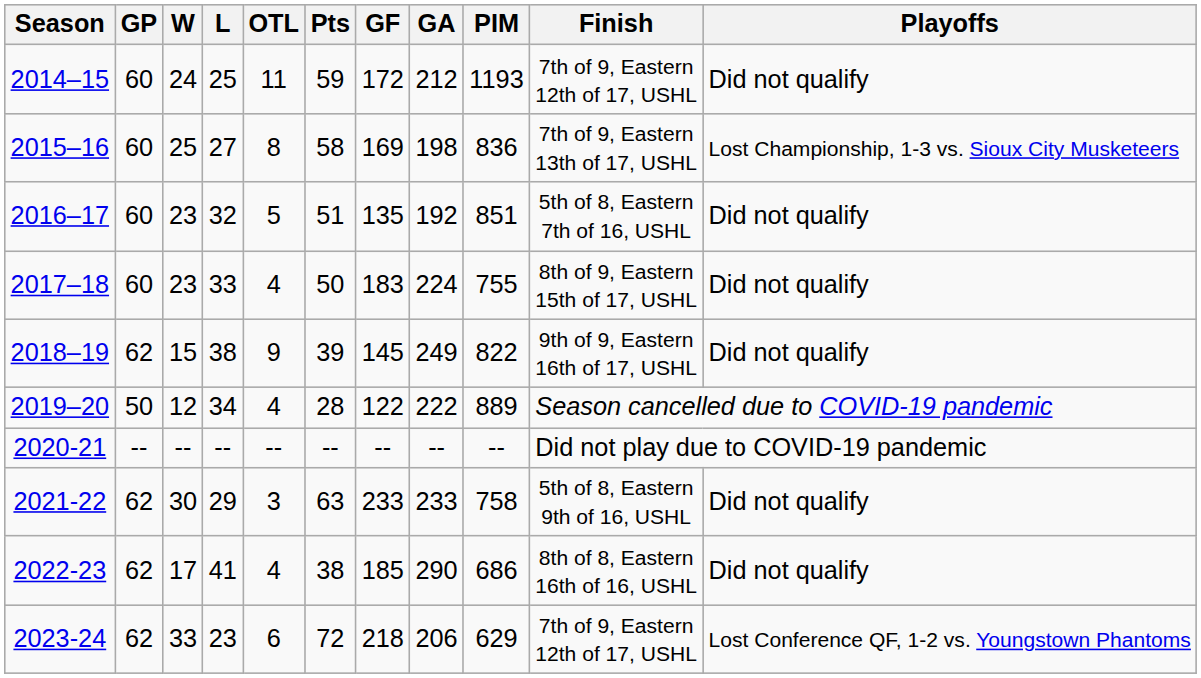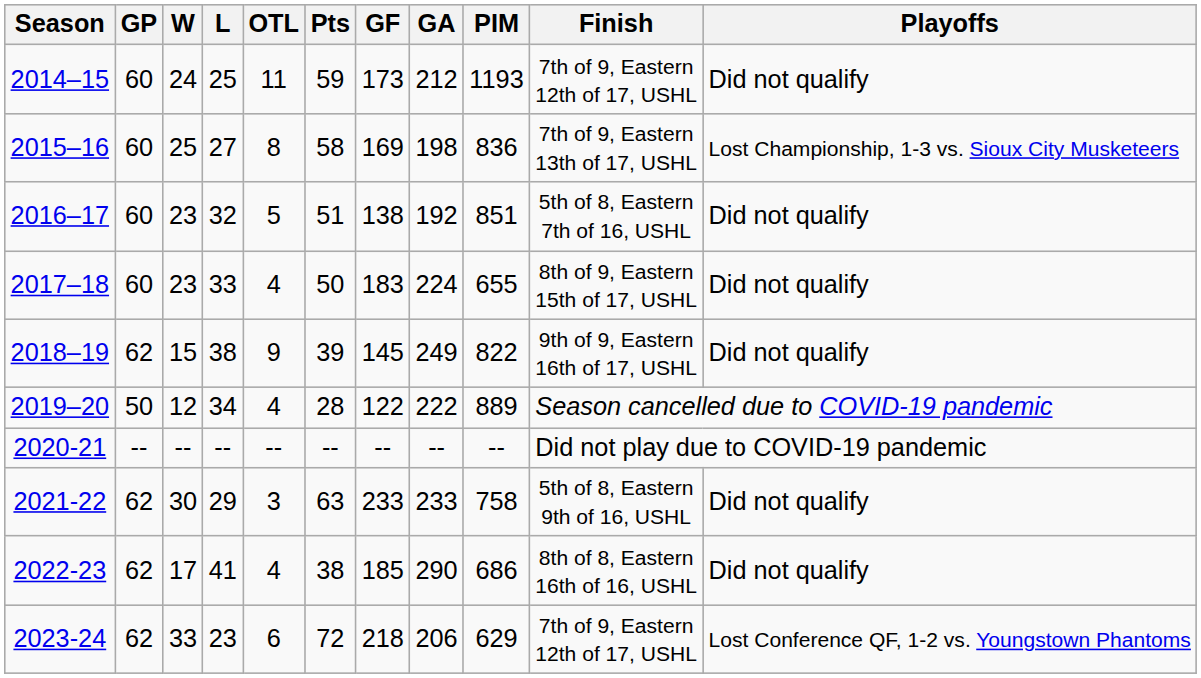(383, 78) 172 -> (383, 78) 173
(383, 215) 135 -> (383, 215) 138
(497, 284) 755 -> (497, 284) 655
